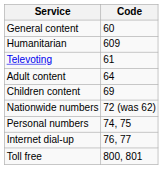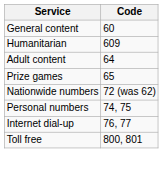- row: (29, 60)
+ row: (35, 76)
- row: (43, 92)
